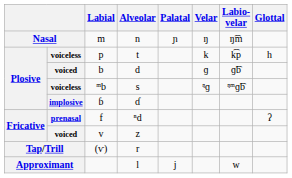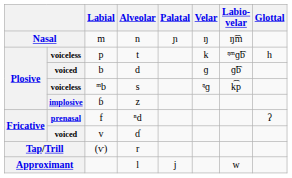(236, 54) k͡p -> (236, 54) ᵑᵐɡ͡b
(236, 86) ᵑᵐɡ͡b -> (236, 86) k͡p
(138, 102) ɗ -> (138, 102) z
(138, 133) z -> (138, 133) ɗ
